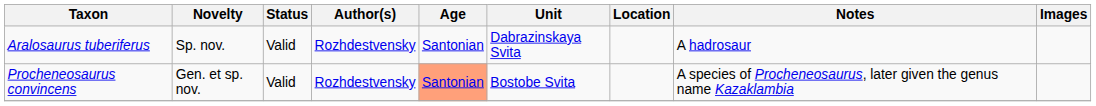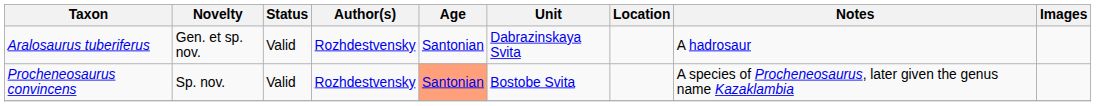(200, 44) Sp. nov. -> (209, 44) Gen. et sp. nov.
(209, 82) Gen. et sp. nov. -> (200, 82) Sp. nov.
